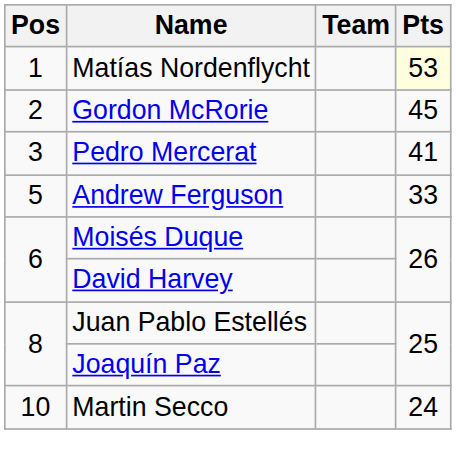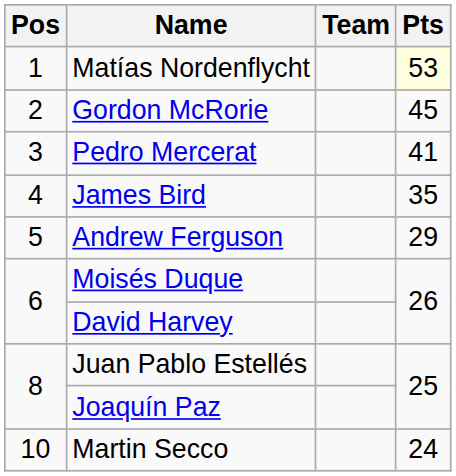+ row: (139, 195)
(423, 195) 33 -> (423, 237) 29
